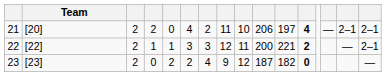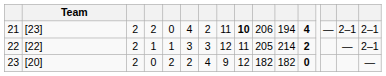(34, 29) [20] -> (34, 29) [23]
(244, 29) normal -> (244, 29) bold
(286, 29) 197 -> (286, 29) 194
(264, 46) 200 -> (264, 46) 205
(286, 46) 221 -> (286, 46) 214
(34, 63) [23] -> (34, 63) [20]
(264, 63) 187 -> (264, 63) 182
